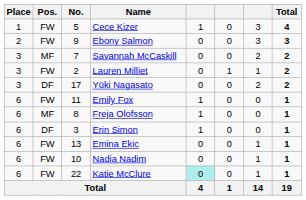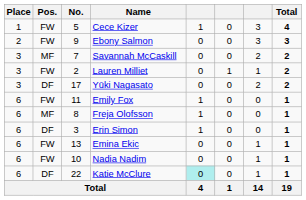(47, 173) FW -> (47, 173) DF
